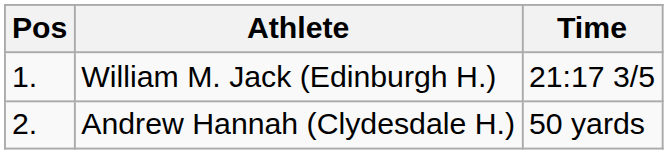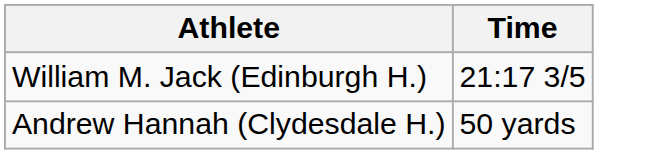- column: (40, 28)
